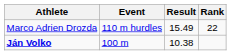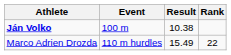rows swapped: (29, 43) <-> (52, 28)
